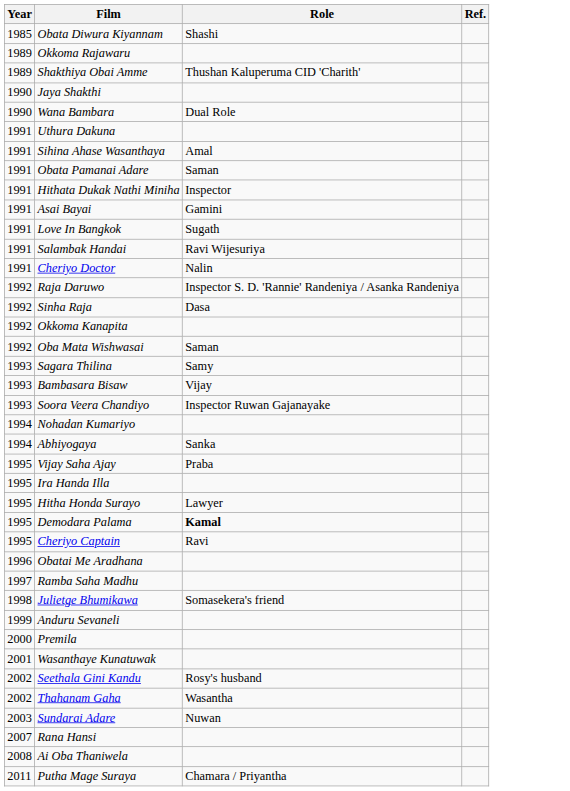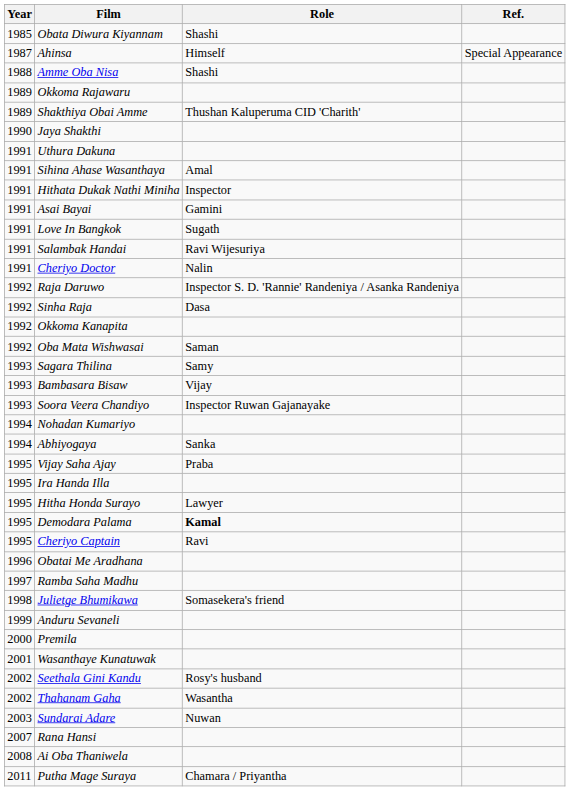+ row: (55, 53)
+ row: (78, 72)
- row: (76, 111)
- row: (93, 170)
